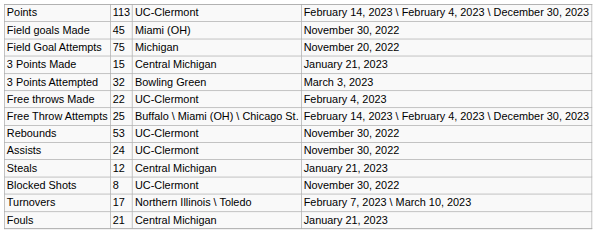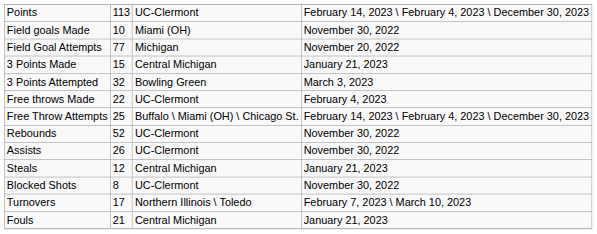(119, 30) 45 -> (119, 30) 10
(119, 47) 75 -> (119, 47) 77
(119, 133) 53 -> (119, 133) 52
(119, 151) 24 -> (119, 151) 26
